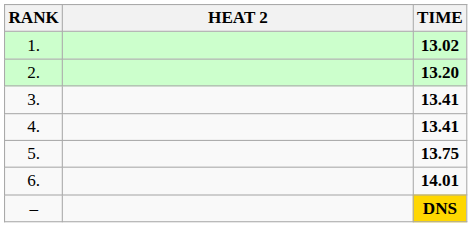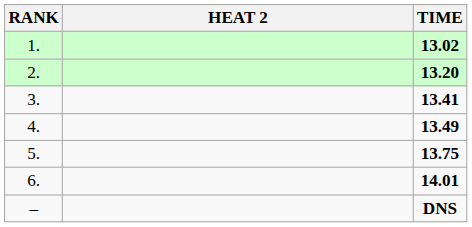(440, 126) 13.41 -> (440, 126) 13.49
(440, 208) gold background -> (440, 208) no background
